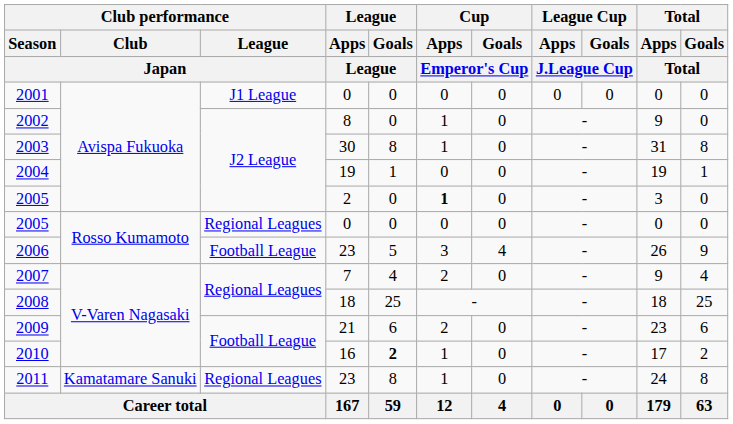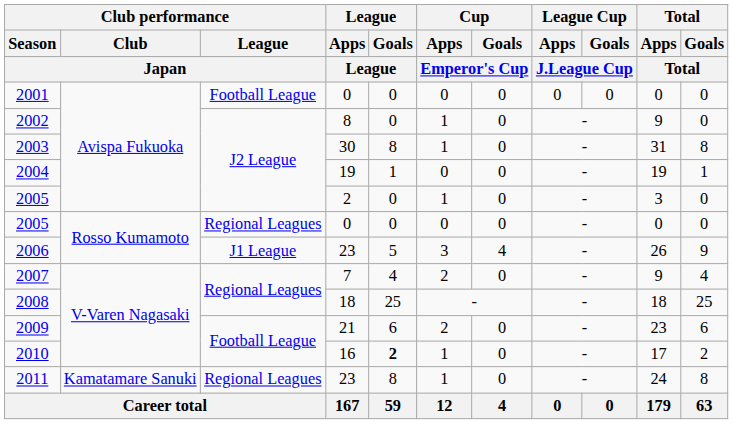(263, 95) J1 League -> (263, 95) Football League
(444, 198) bold -> (444, 198) normal
(263, 250) Football League -> (263, 250) J1 League
